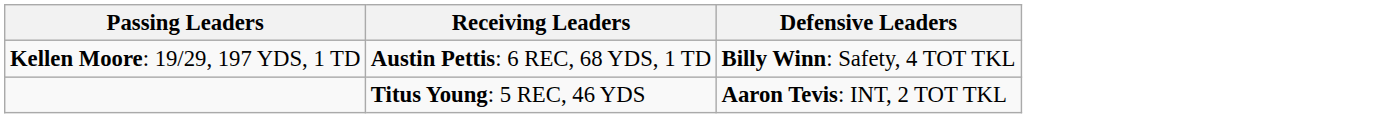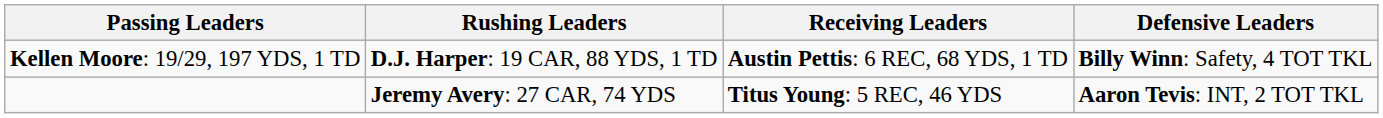+ column: (544, 22)
